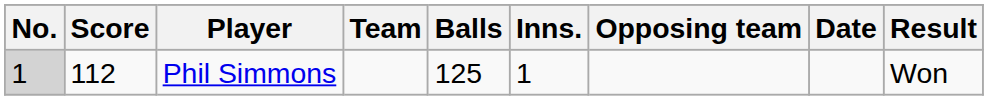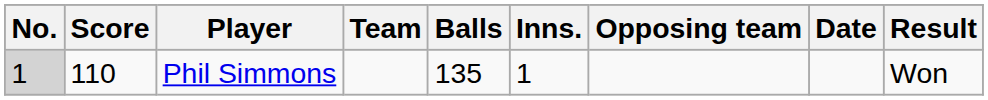(93, 73) 112 -> (93, 73) 110
(458, 73) 125 -> (458, 73) 135
